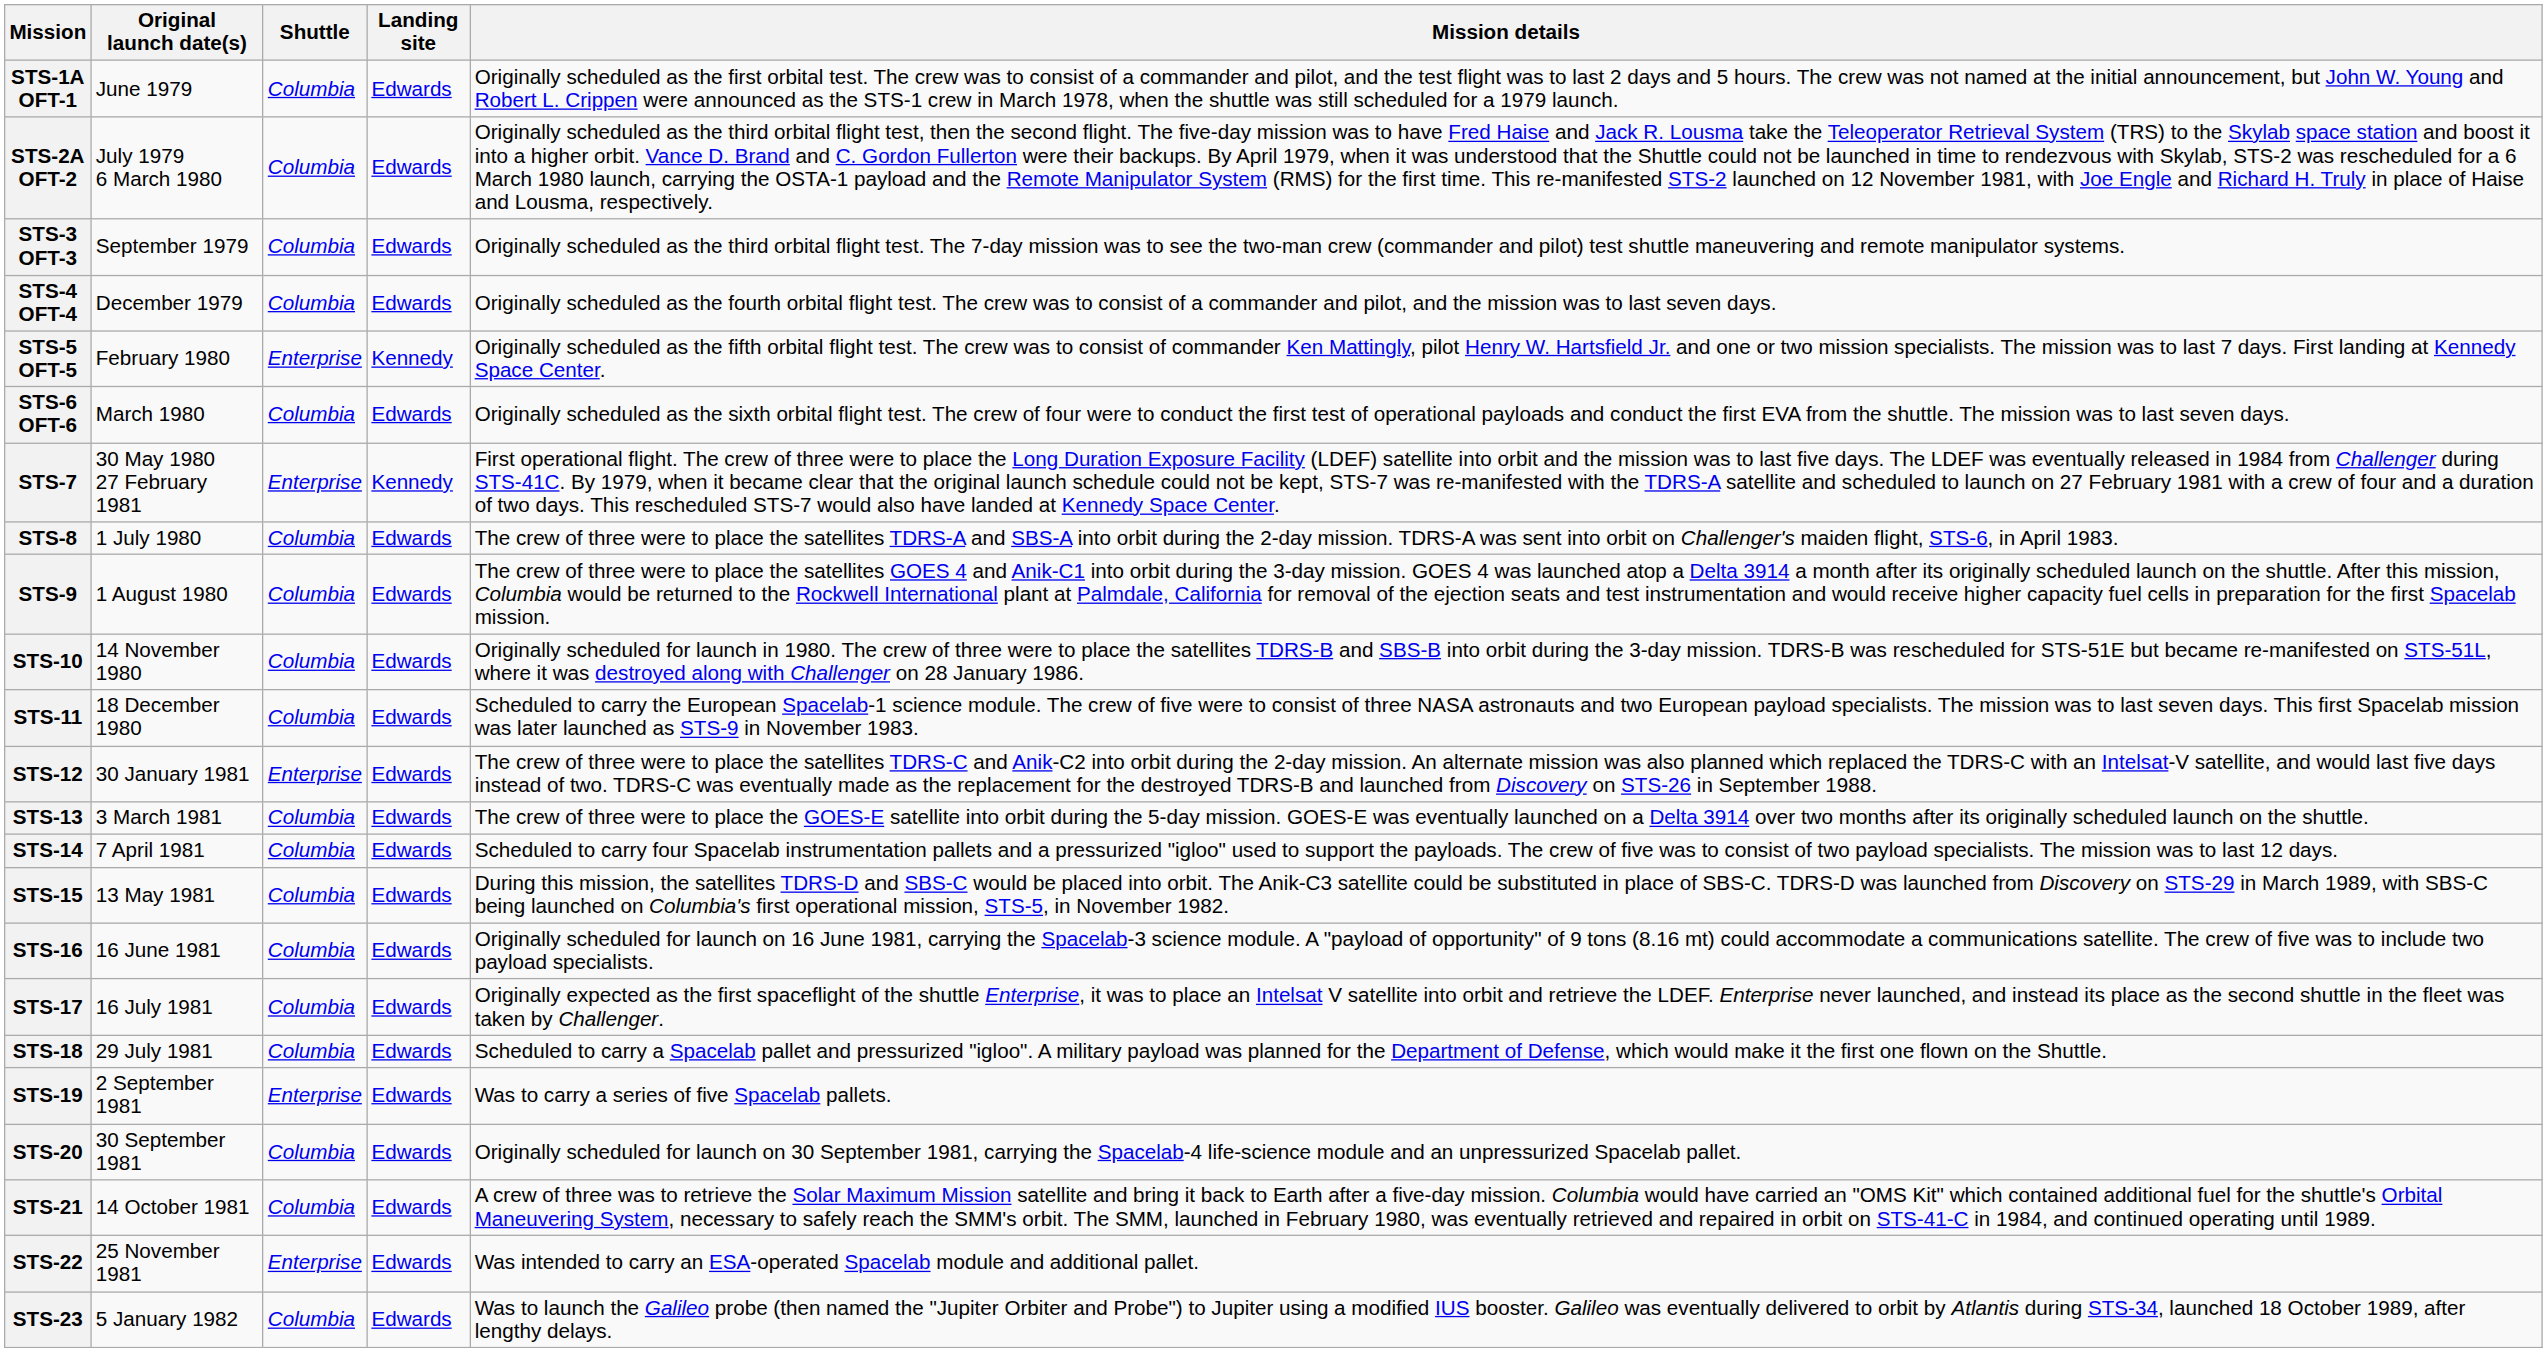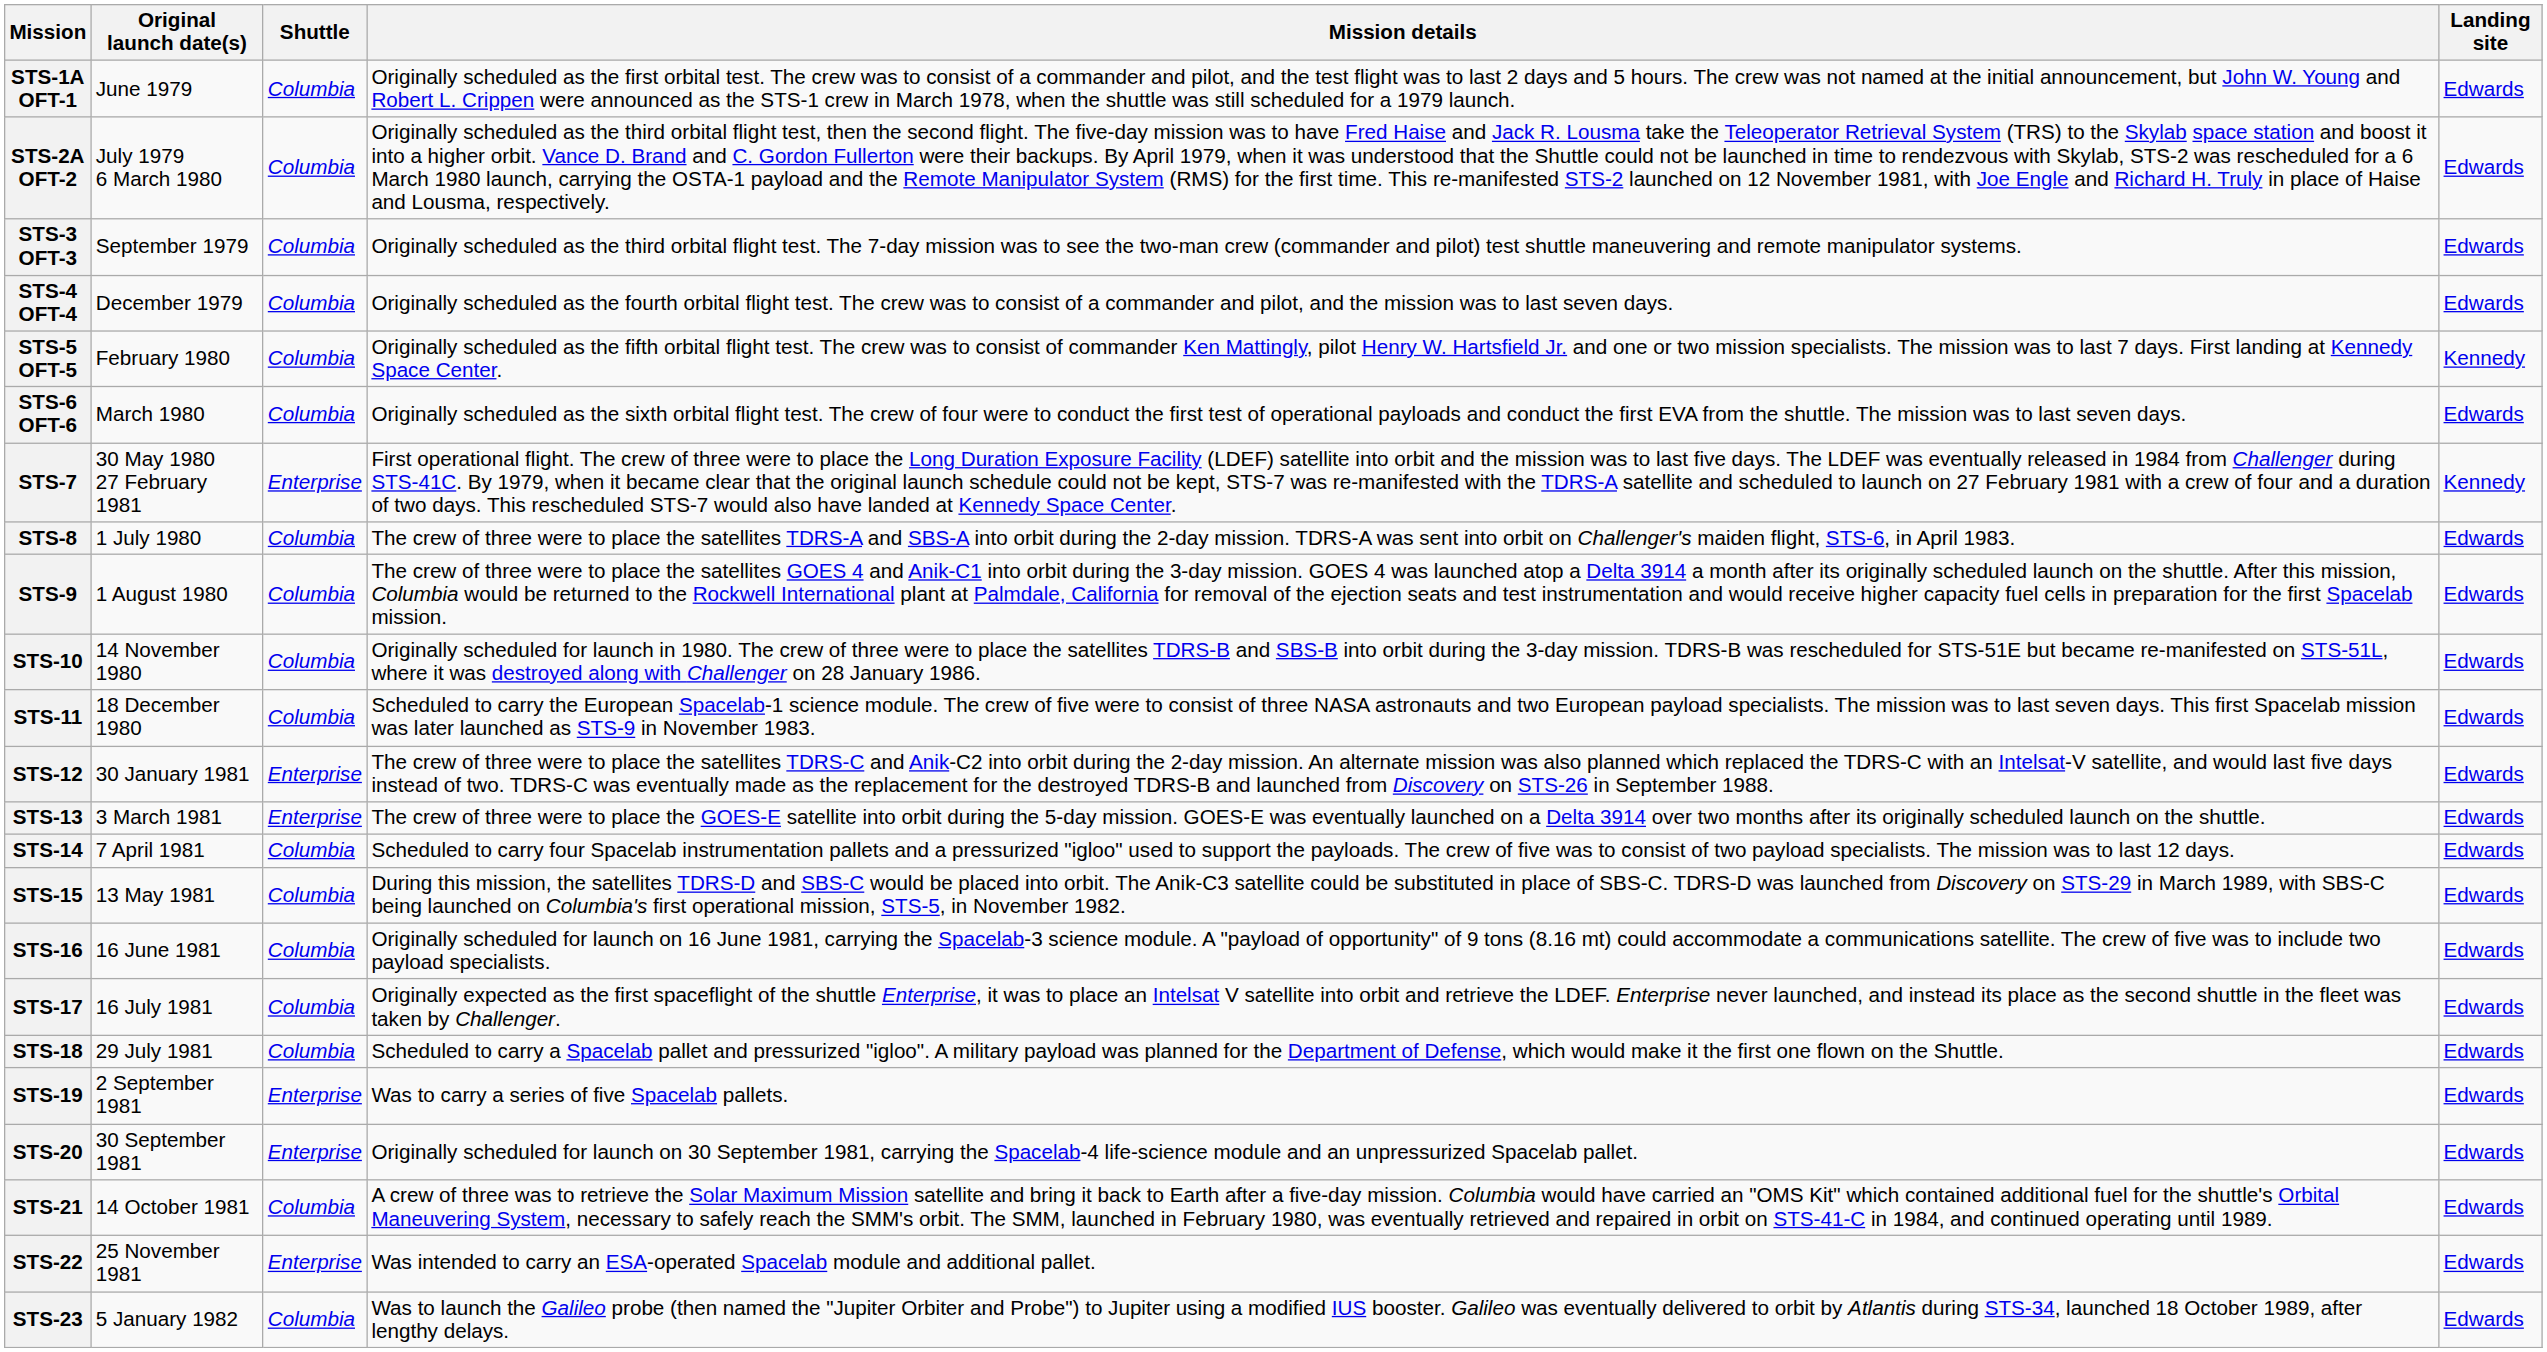columns swapped: (418, 32) <-> (1506, 32)
(315, 358) Enterprise -> (311, 358) Columbia
(311, 817) Columbia -> (315, 817) Enterprise
(311, 1151) Columbia -> (315, 1151) Enterprise
